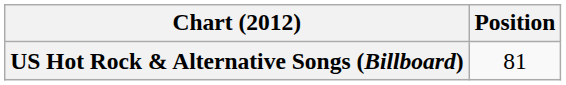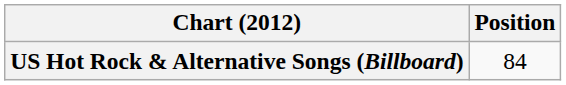(515, 60) 81 -> (515, 60) 84
